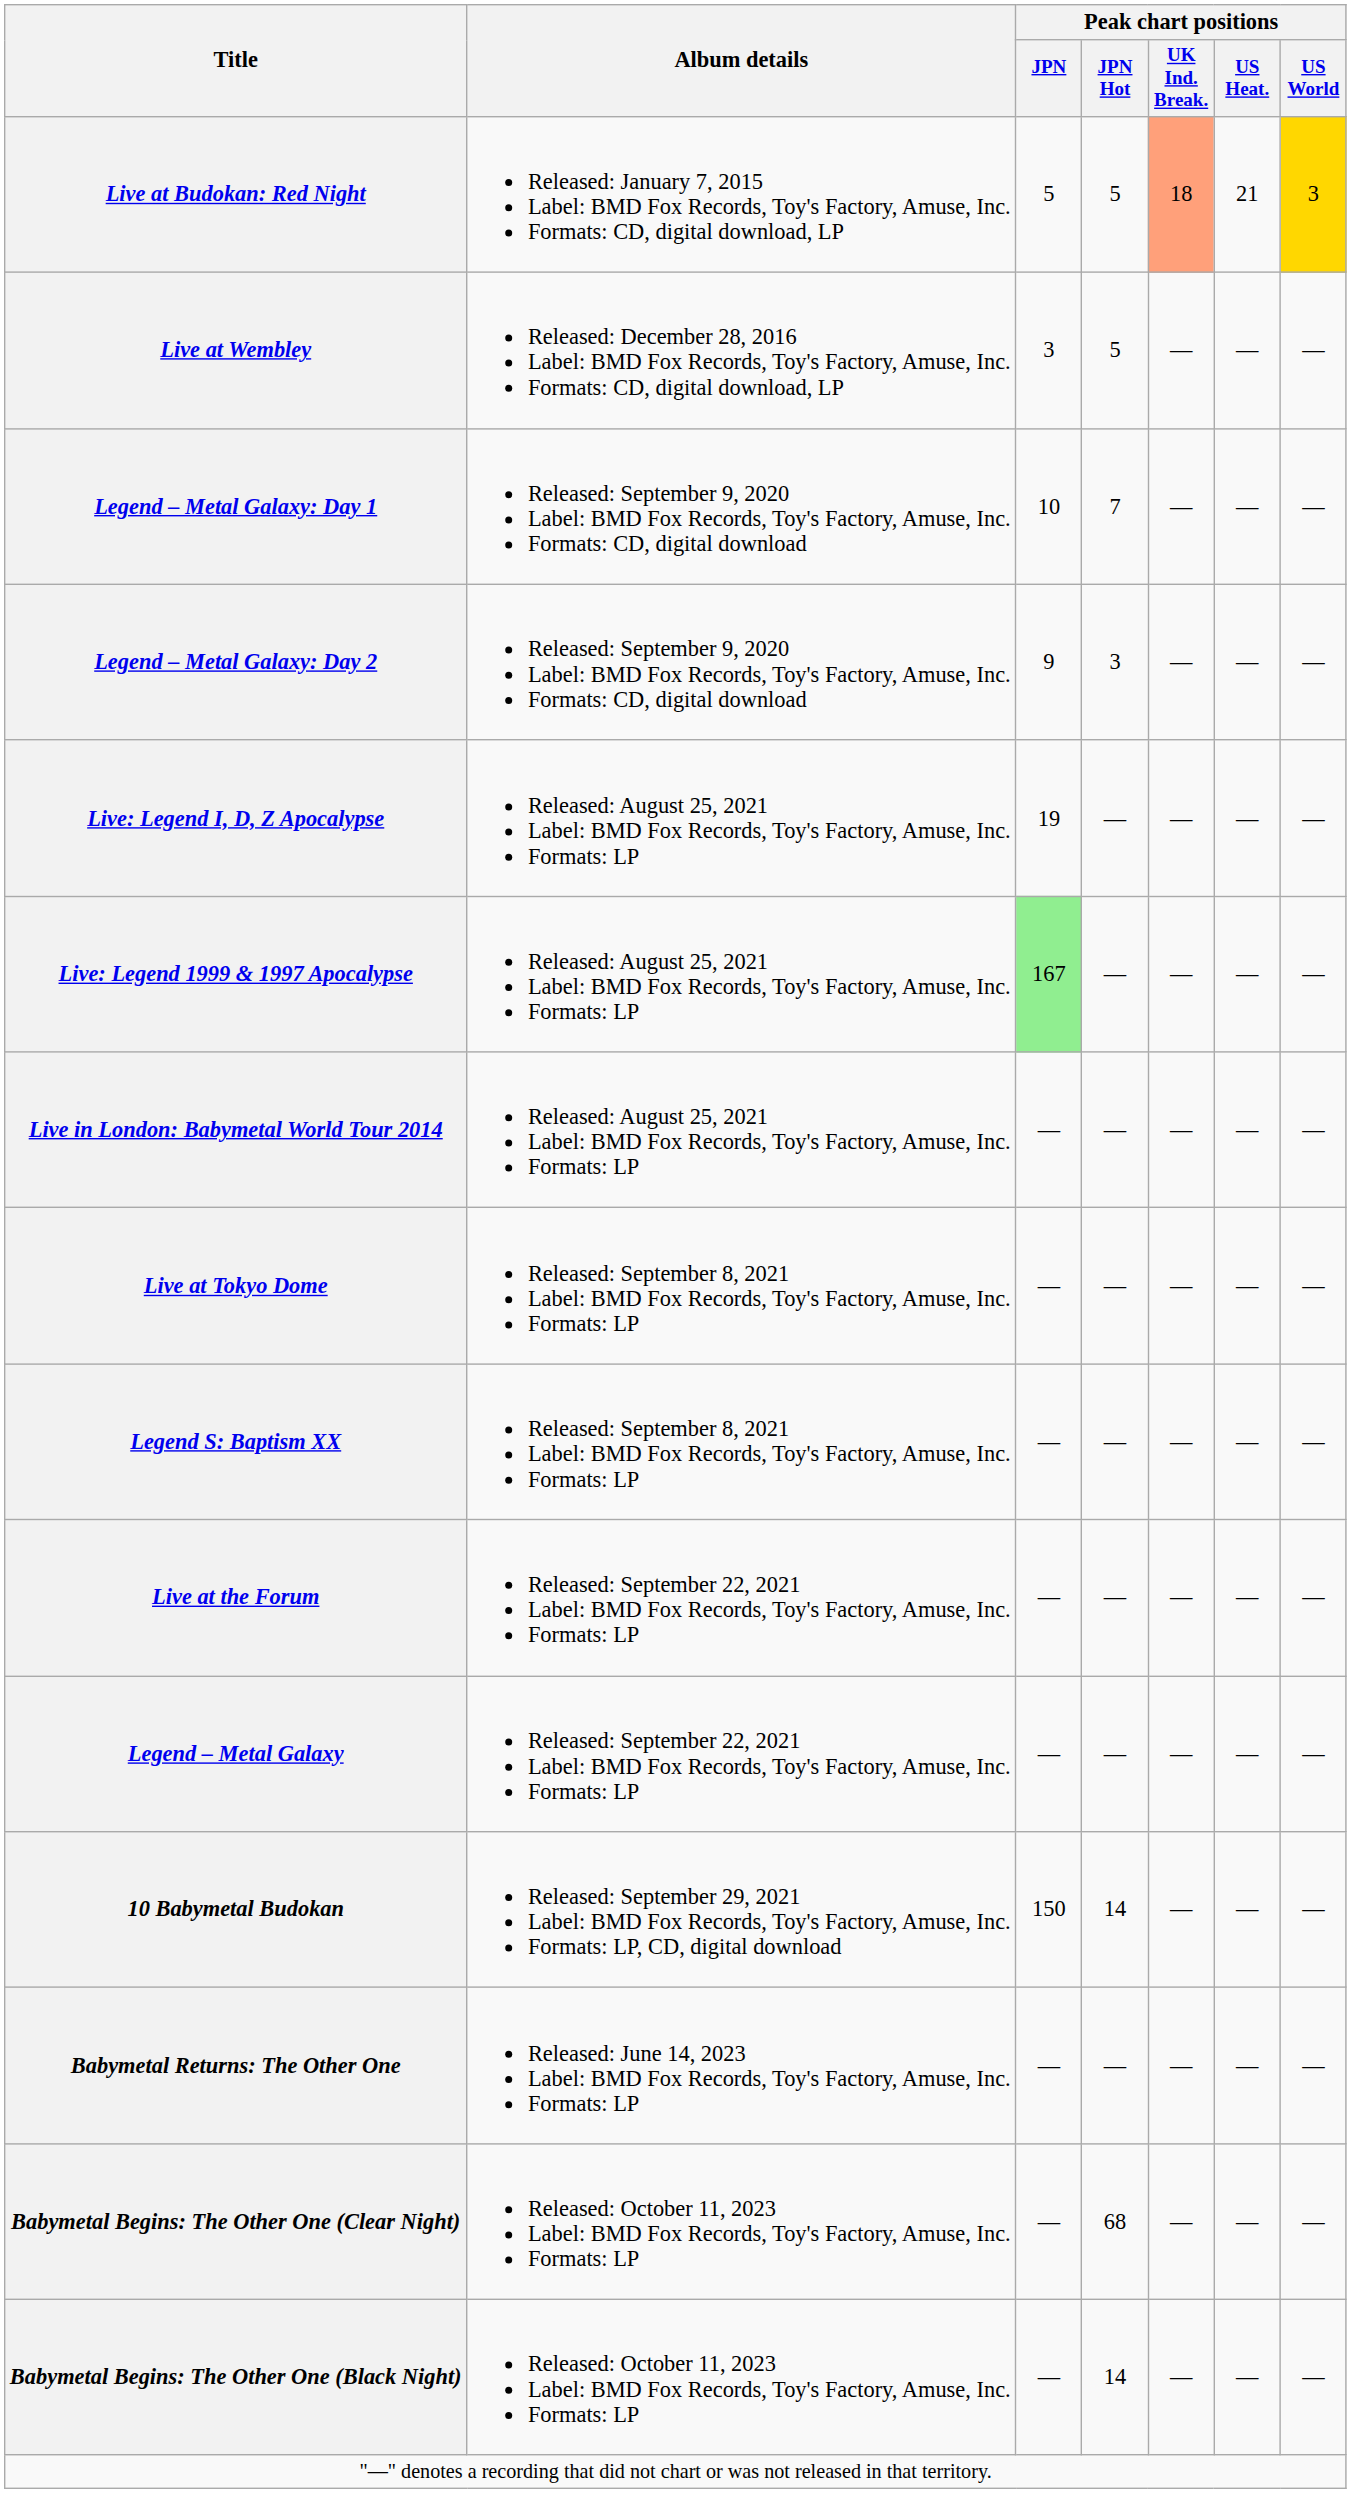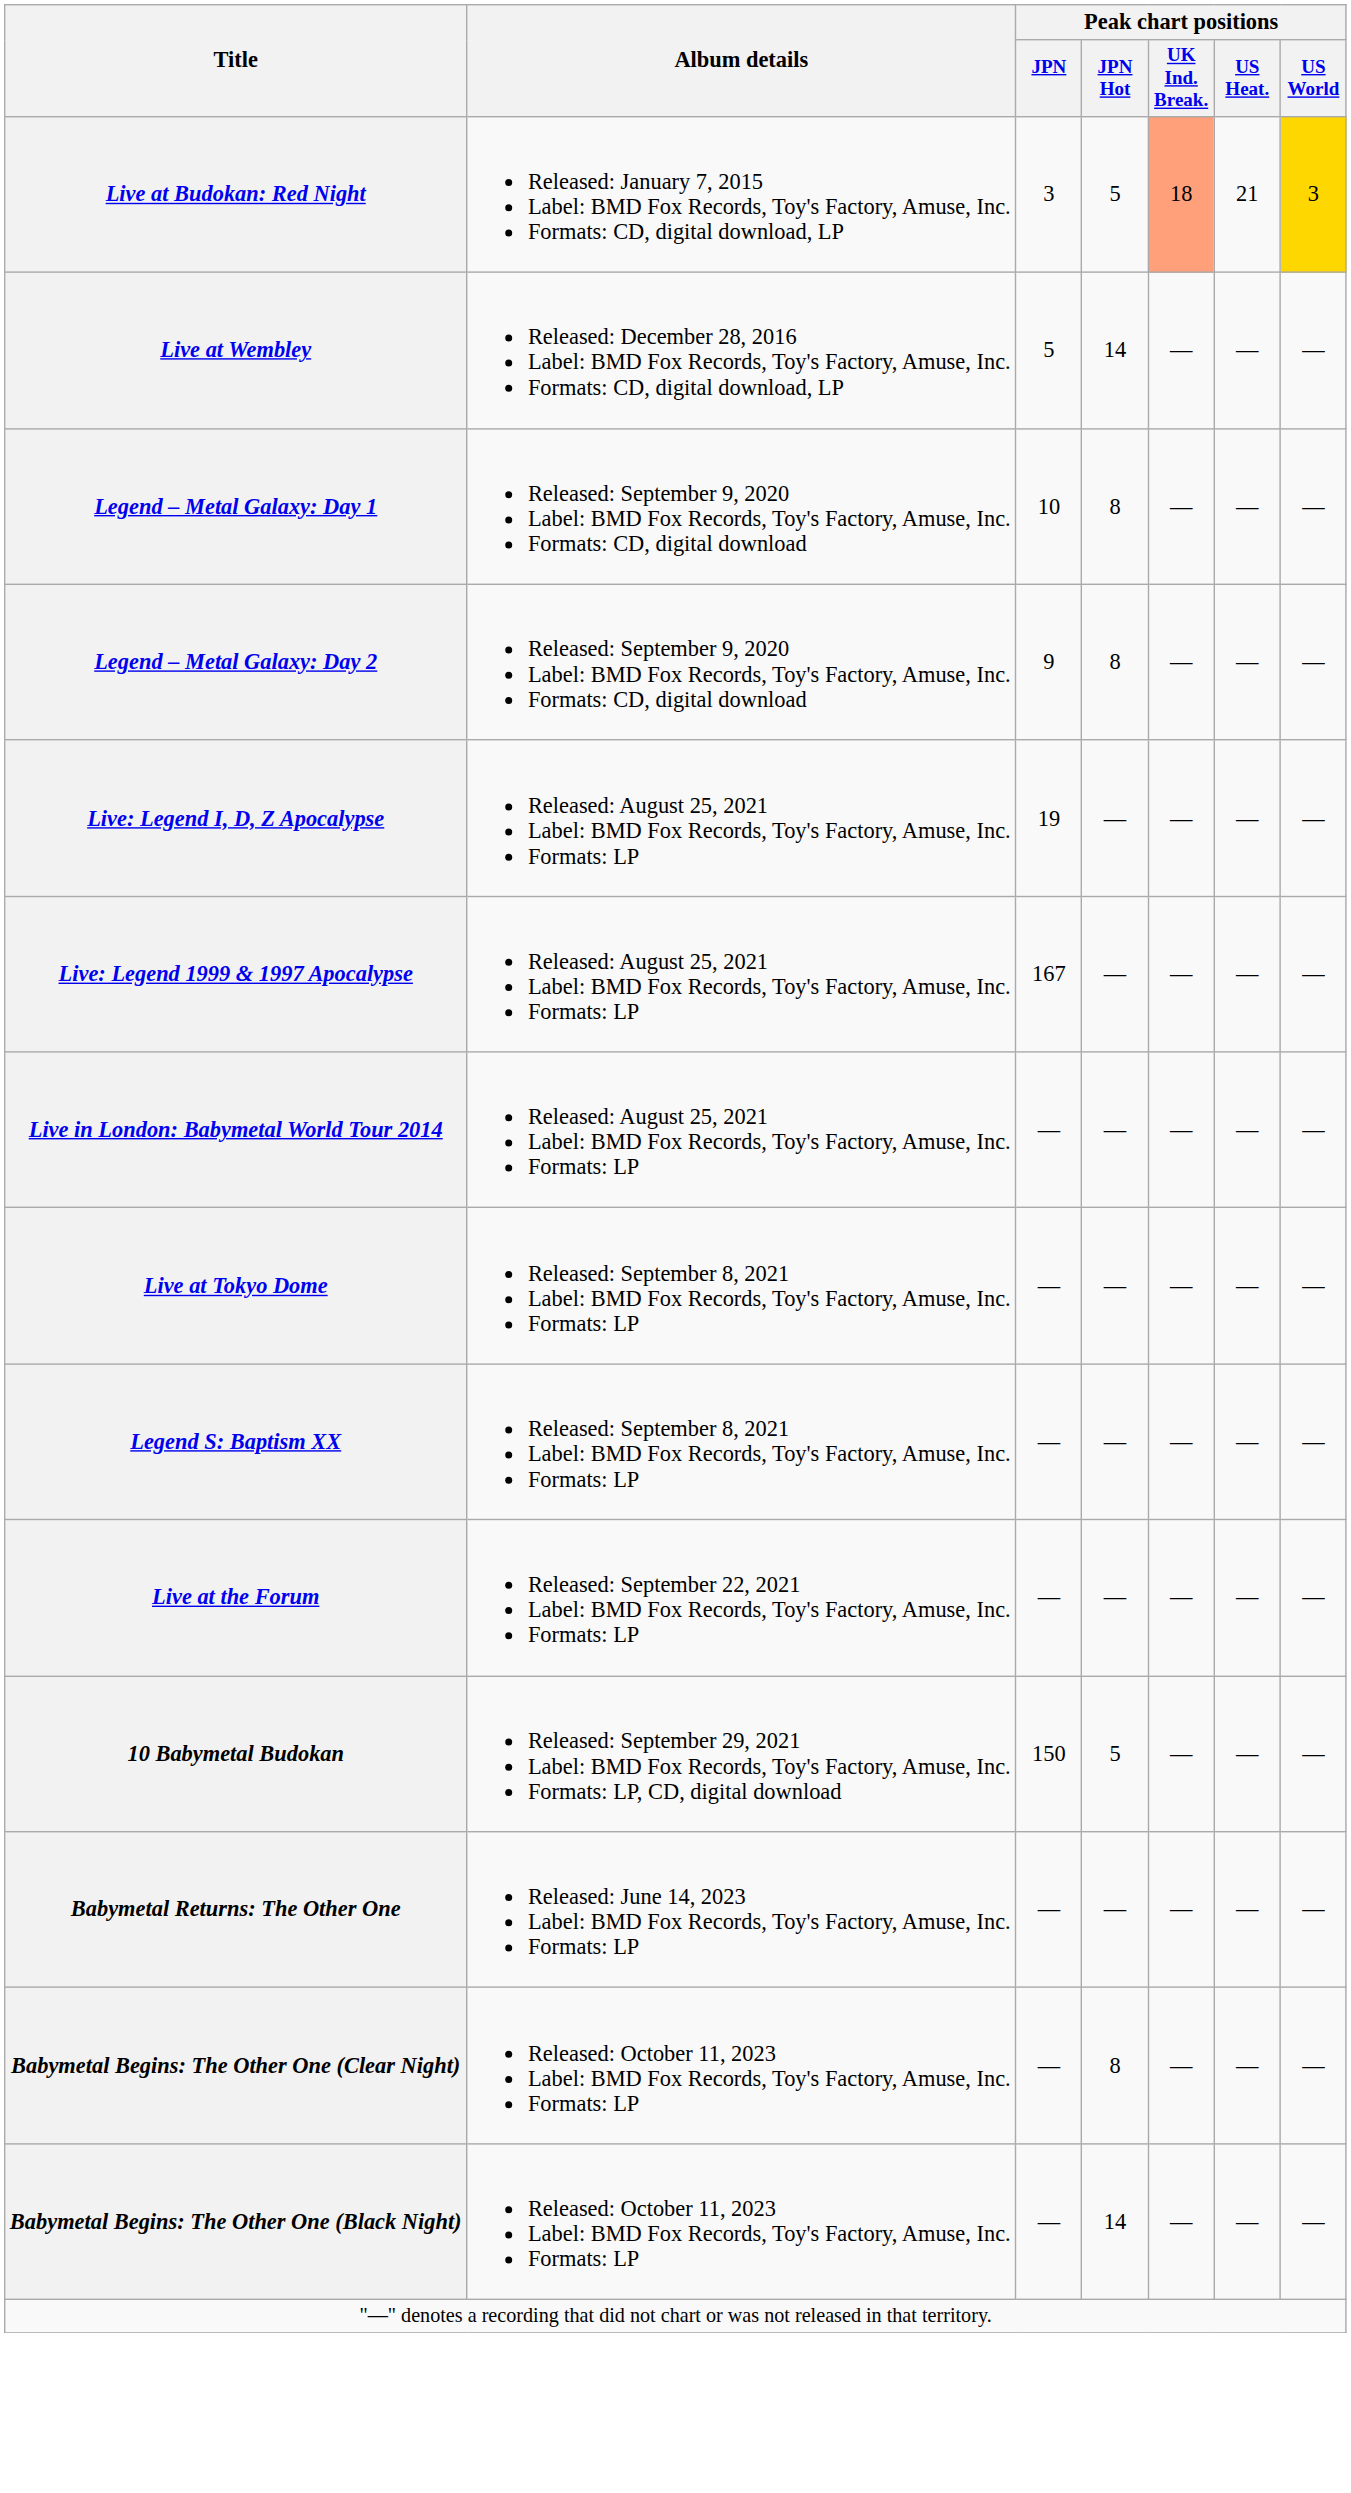(1049, 194) 5 -> (1049, 194) 3
(1049, 350) 3 -> (1049, 350) 5
(1115, 350) 5 -> (1115, 350) 14
(1115, 506) 7 -> (1115, 506) 8
(1115, 661) 3 -> (1115, 661) 8
(1049, 973) lightgreen background -> (1049, 973) no background
- row: (236, 1753)
(1115, 1909) 14 -> (1115, 1753) 5
(1115, 2221) 68 -> (1115, 2065) 8
